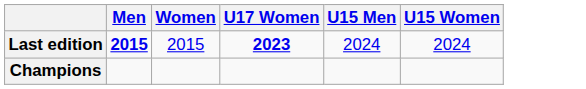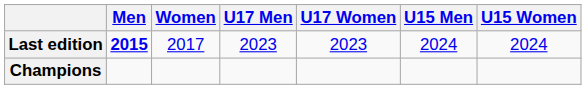+ column: (258, 17)
(186, 44) 2015 -> (186, 44) 2017
(272, 44) bold -> (348, 44) normal
